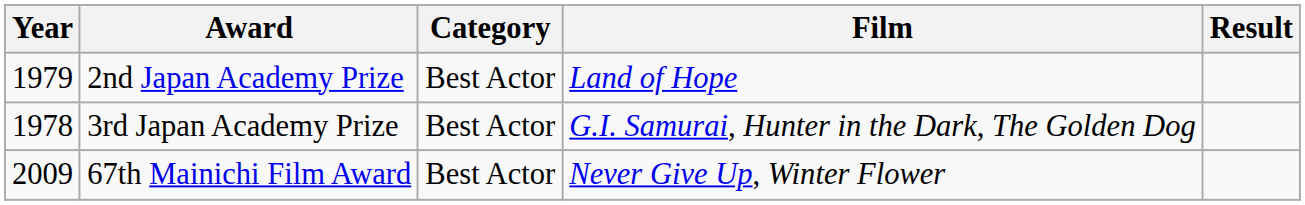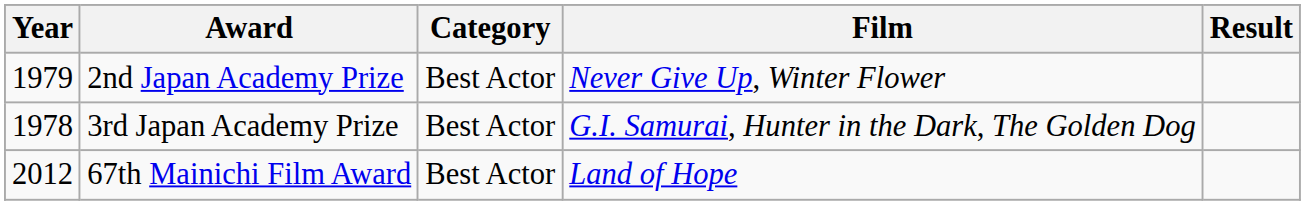(653, 77) Land of Hope -> (757, 77) Never Give Up, Winter Flower
(43, 174) 2009 -> (43, 174) 2012
(757, 174) Never Give Up, Winter Flower -> (653, 174) Land of Hope
